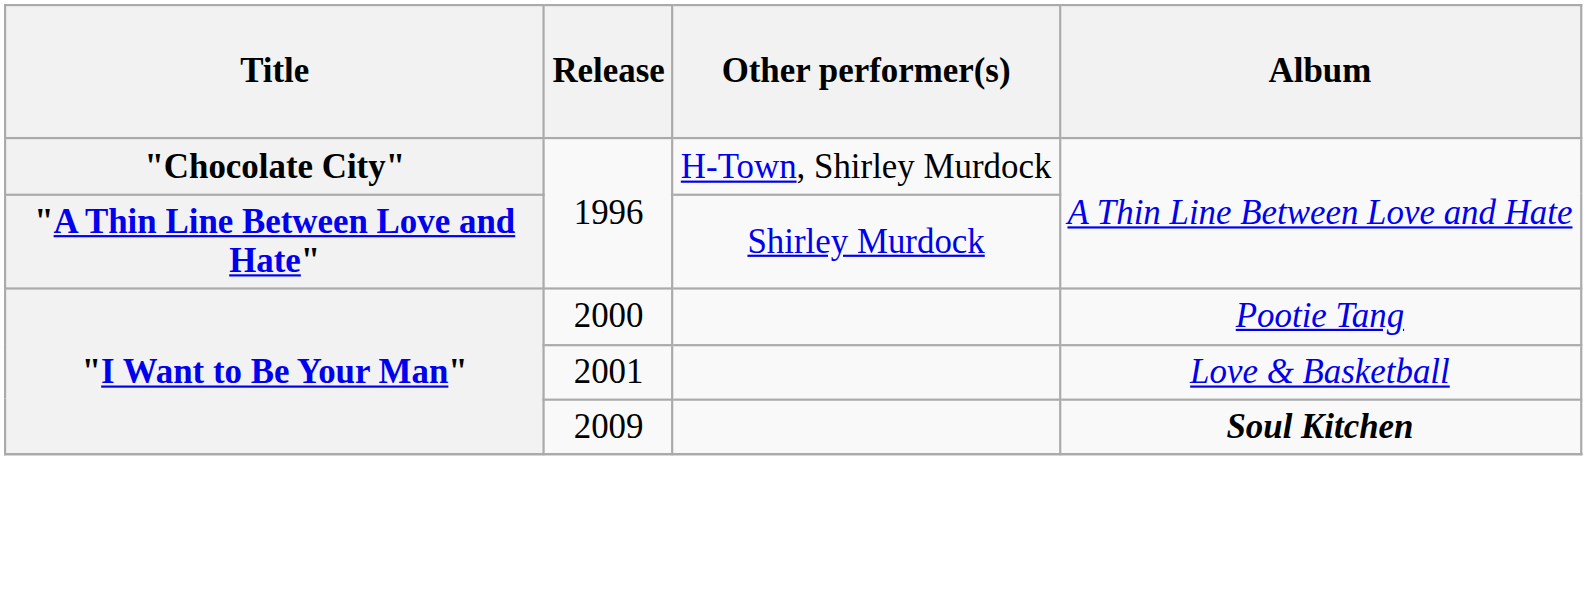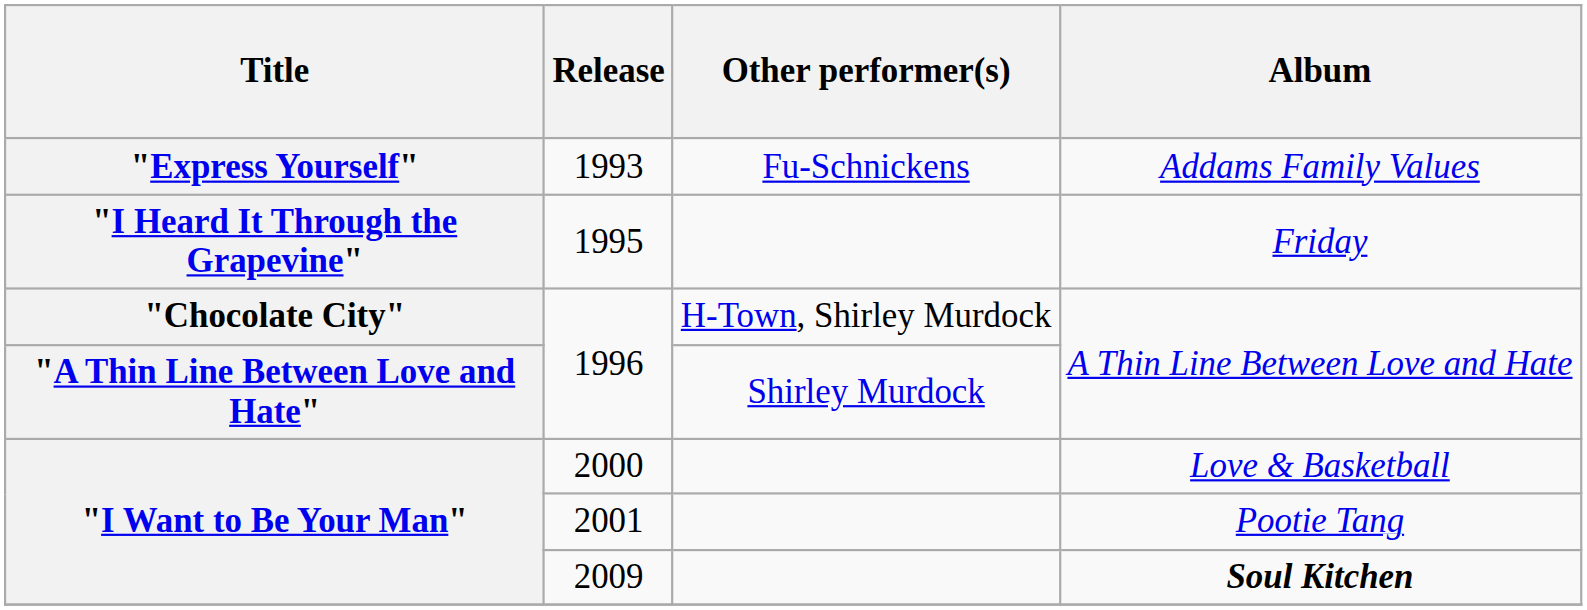+ row: (275, 165)
+ row: (275, 240)
(1320, 315) Pootie Tang -> (1320, 465) Love & Basketball
(1320, 371) Love & Basketball -> (1320, 521) Pootie Tang
